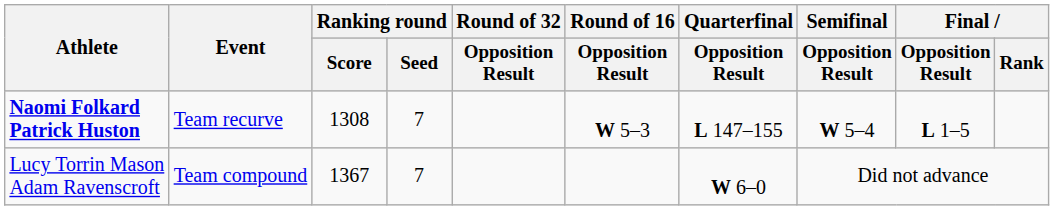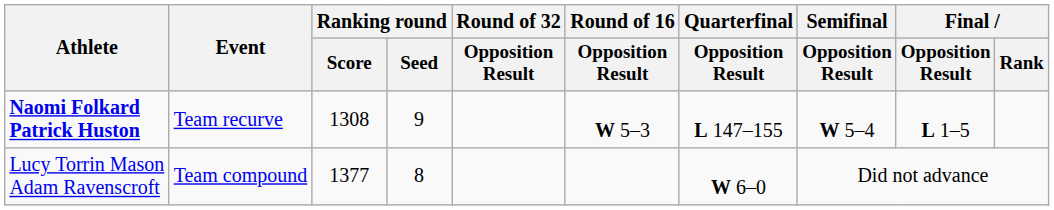(419, 119) 7 -> (419, 119) 9
(349, 176) 1367 -> (349, 176) 1377
(419, 176) 7 -> (419, 176) 8
